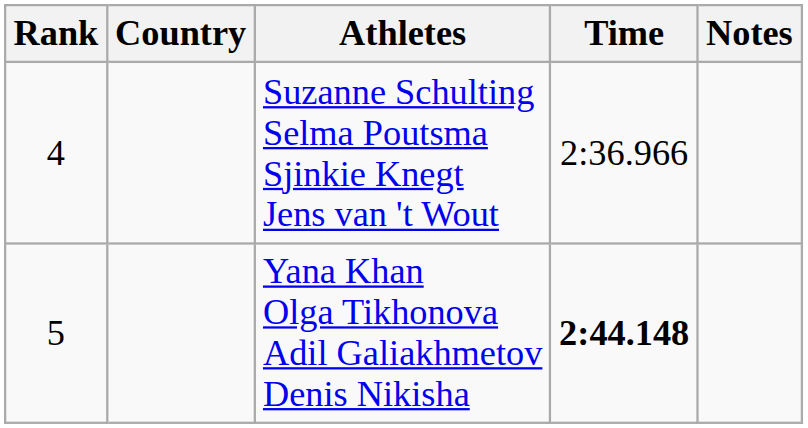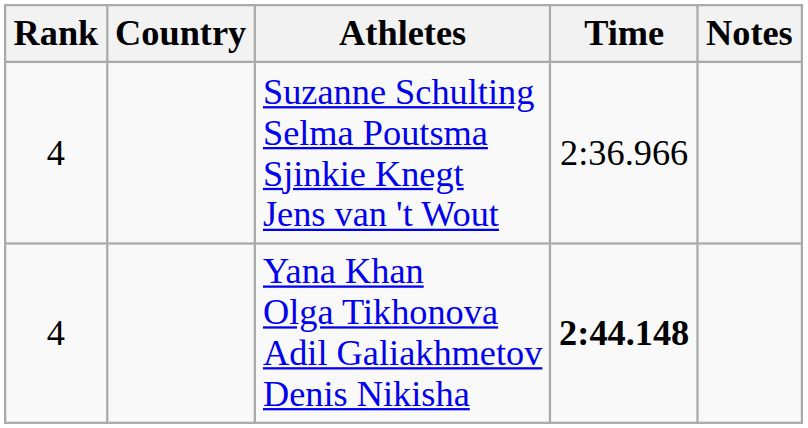(56, 332) 5 -> (56, 332) 4
